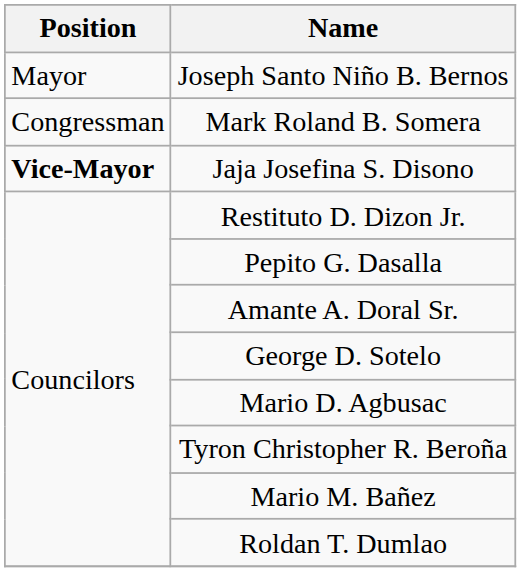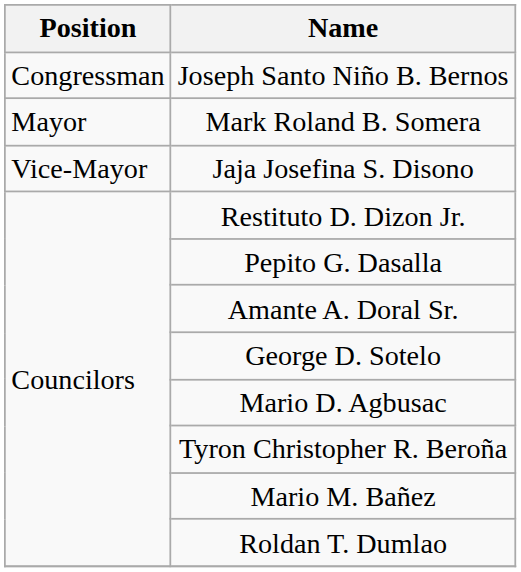(49, 75) Mayor -> (88, 75) Congressman
(88, 122) Congressman -> (49, 122) Mayor
(83, 168) bold -> (79, 168) normal
